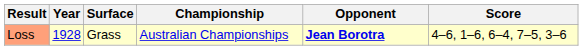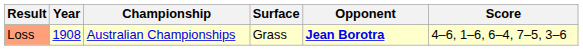columns swapped: (220, 14) <-> (110, 14)
(67, 34) 1928 -> (67, 34) 1908
